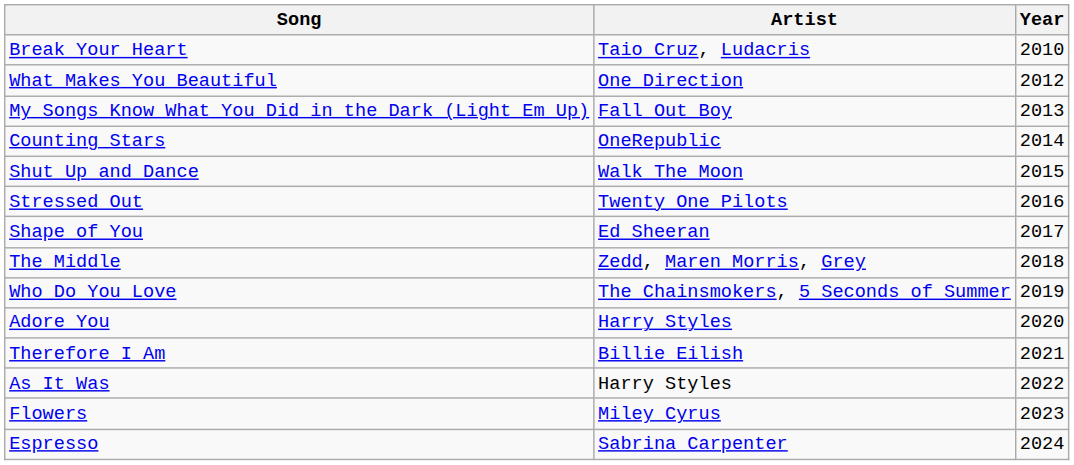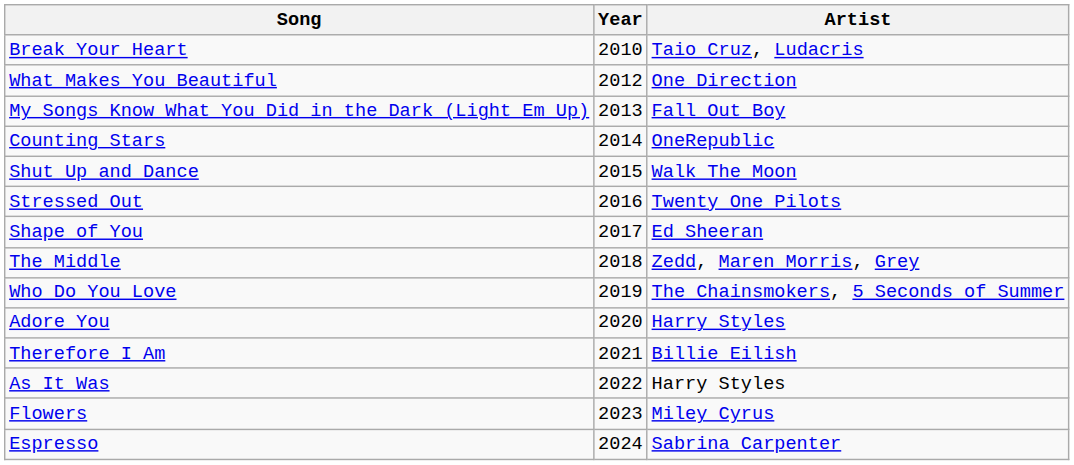columns swapped: (804, 20) <-> (1042, 20)
